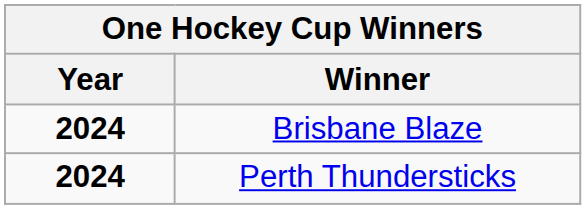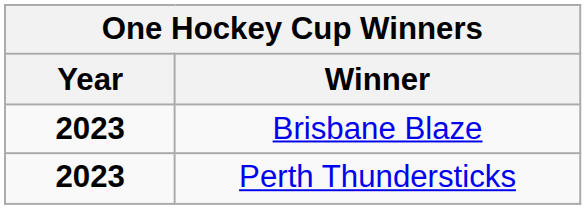(90, 128) 2024 -> (90, 128) 2023
(90, 177) 2024 -> (90, 177) 2023
